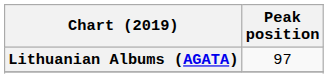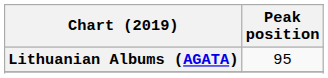(283, 60) 97 -> (283, 60) 95
